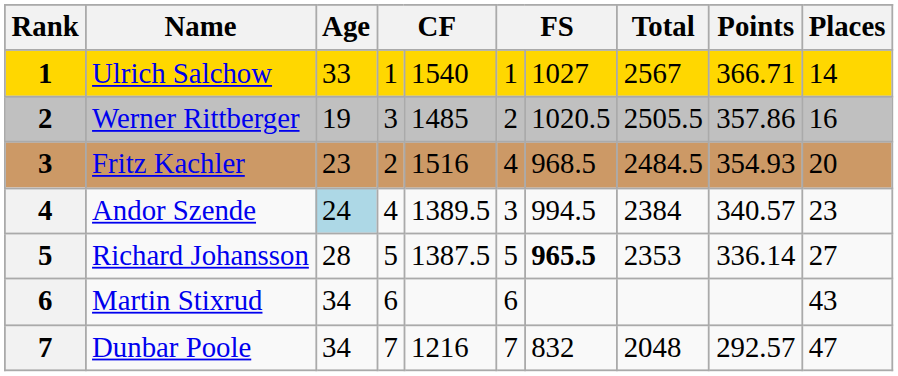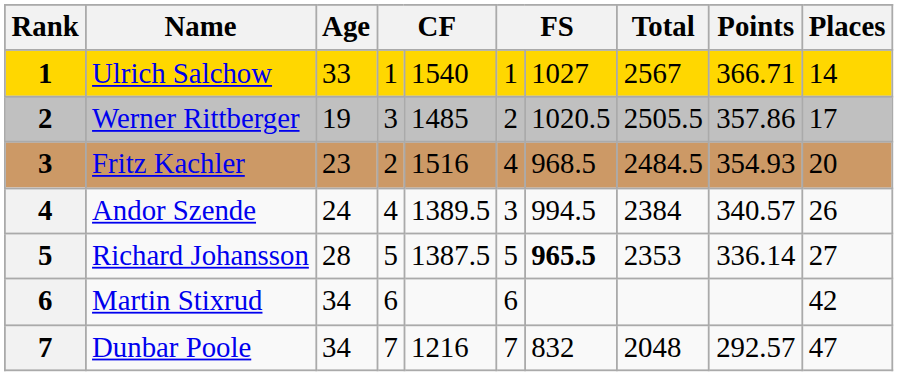(823, 118) 16 -> (823, 118) 17
(337, 210) lightblue background -> (337, 210) no background
(823, 210) 23 -> (823, 210) 26
(823, 301) 43 -> (823, 301) 42
